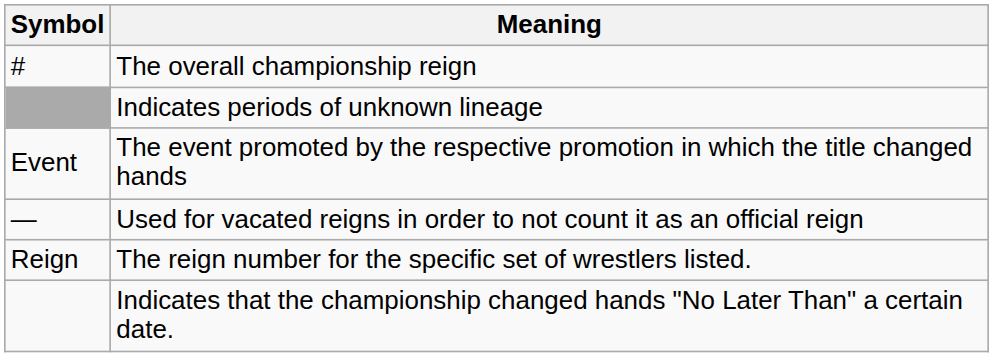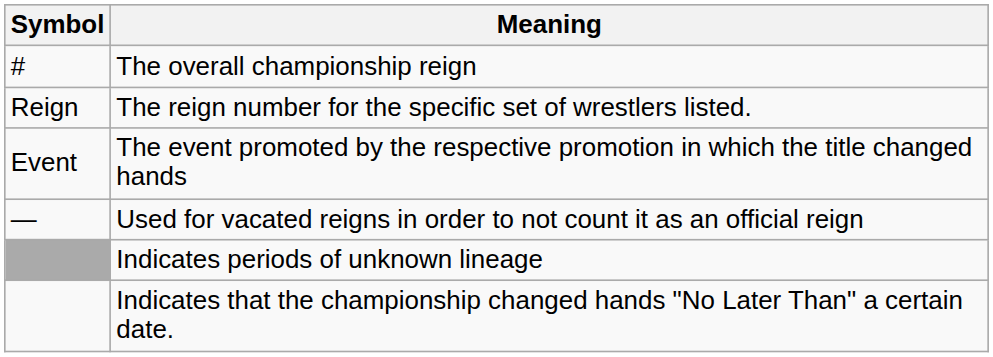rows swapped: (434, 259) <-> (330, 107)
